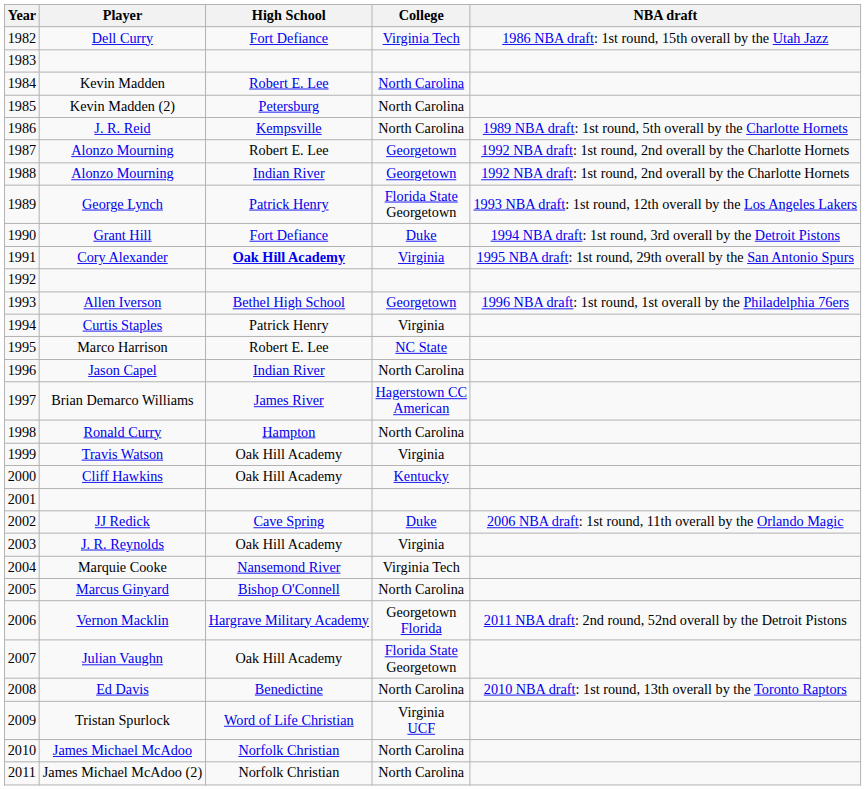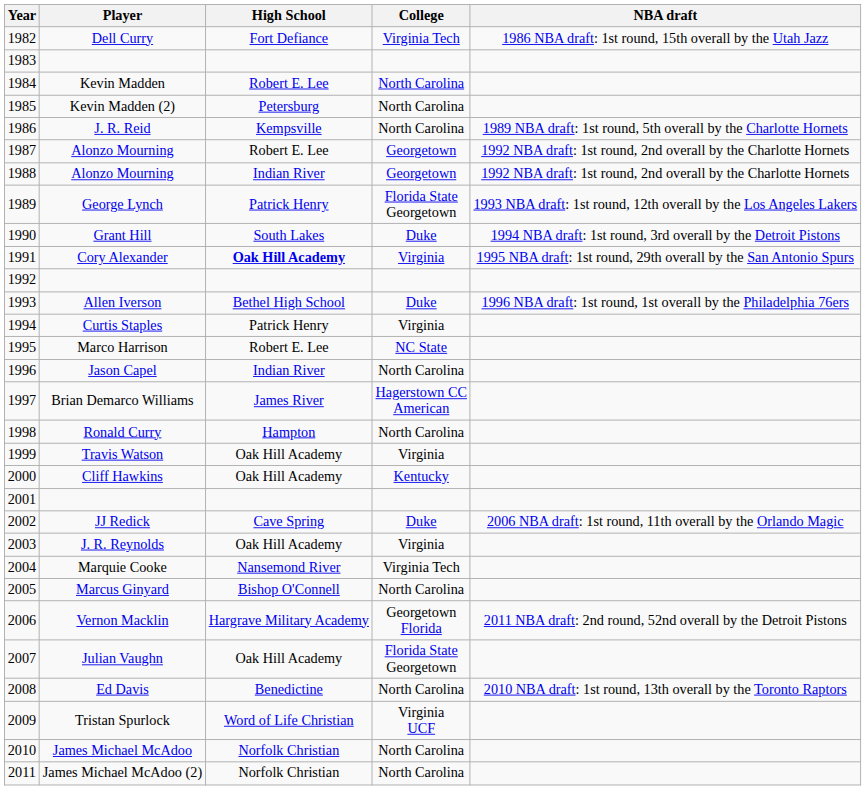(289, 235) Fort Defiance -> (289, 235) South Lakes
(421, 302) Georgetown -> (421, 302) Duke
